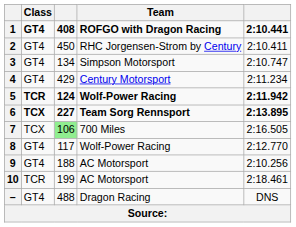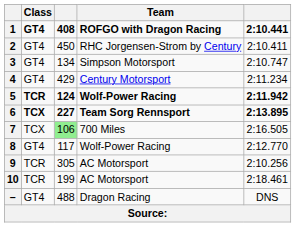(34, 163) GT4 -> (35, 163) TCR
(66, 163) 188 -> (66, 163) 305
